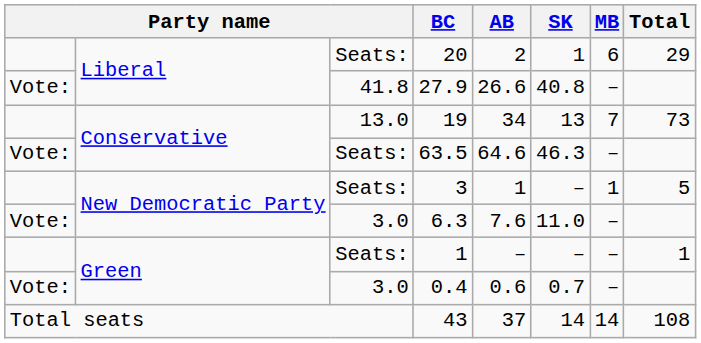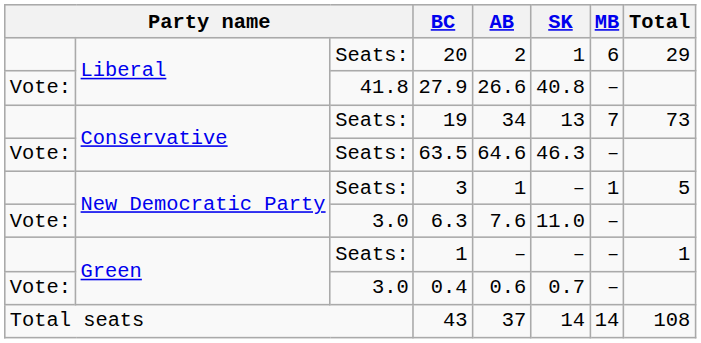(384, 121) 13.0 -> (372, 121) Seats:
